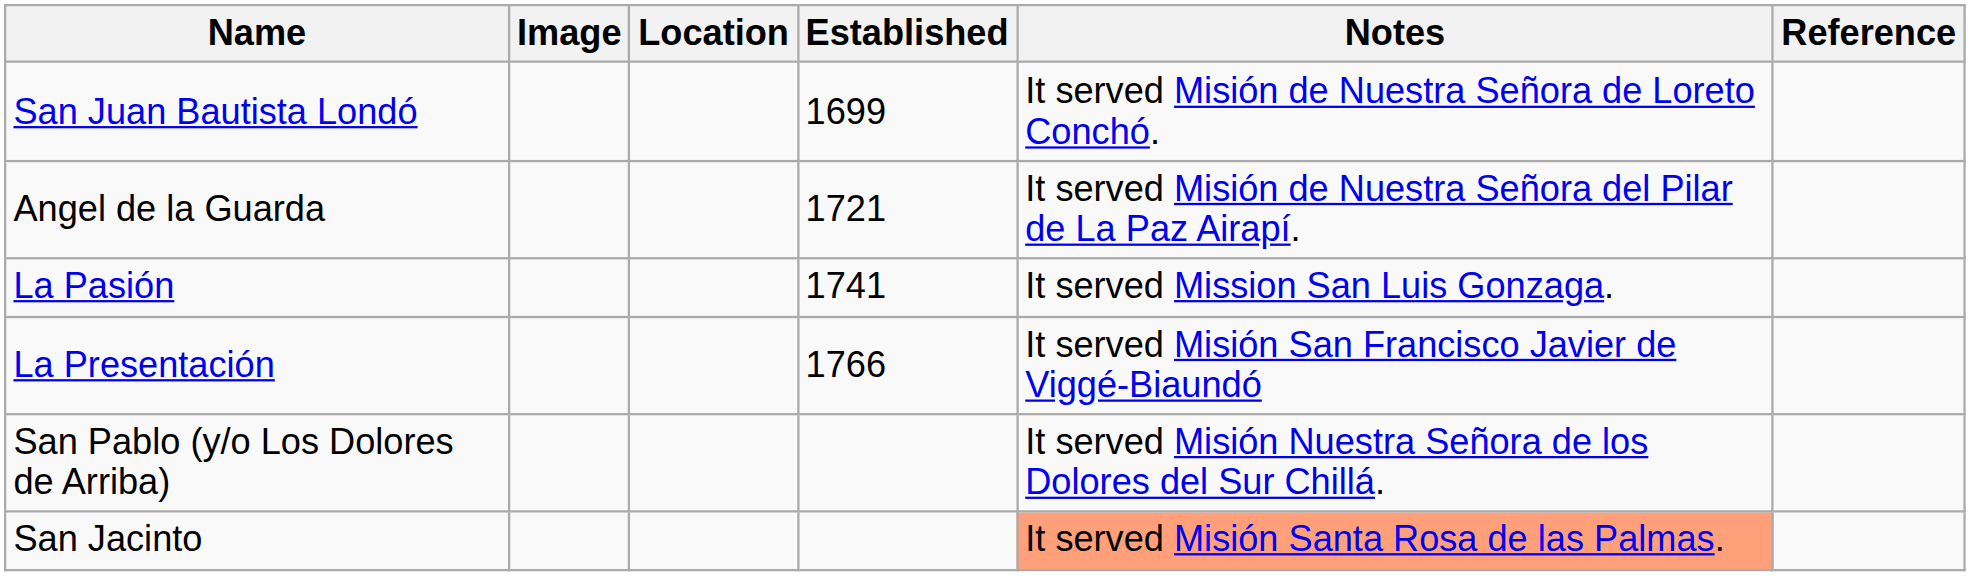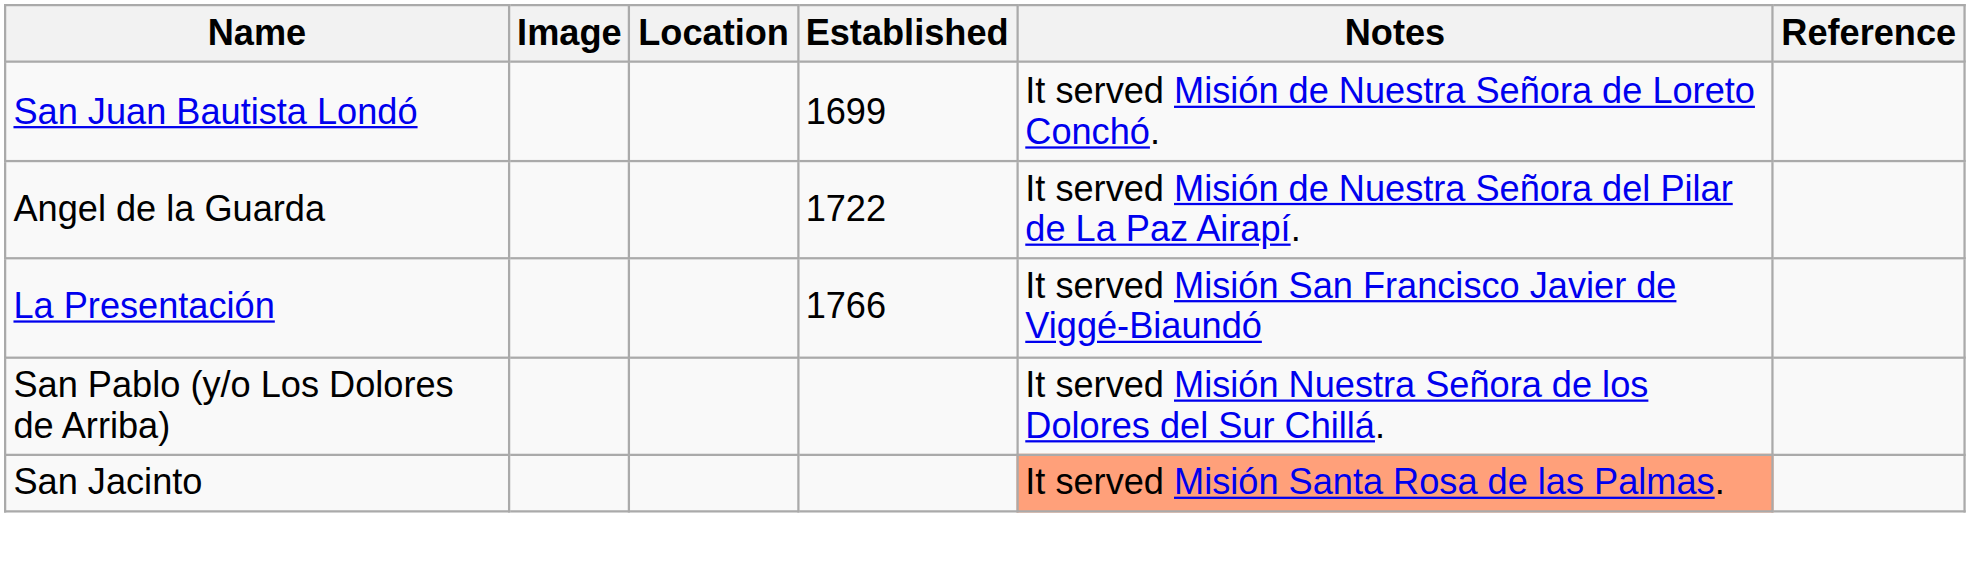(846, 208) 1721 -> (846, 208) 1722
- row: (94, 286)
